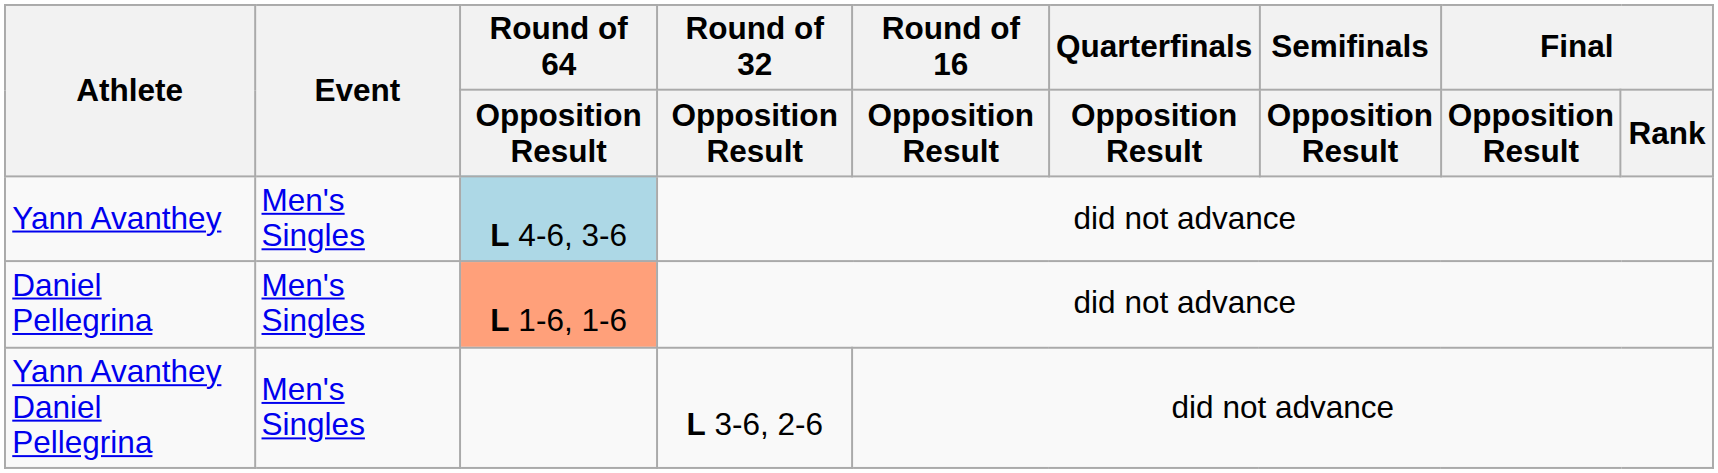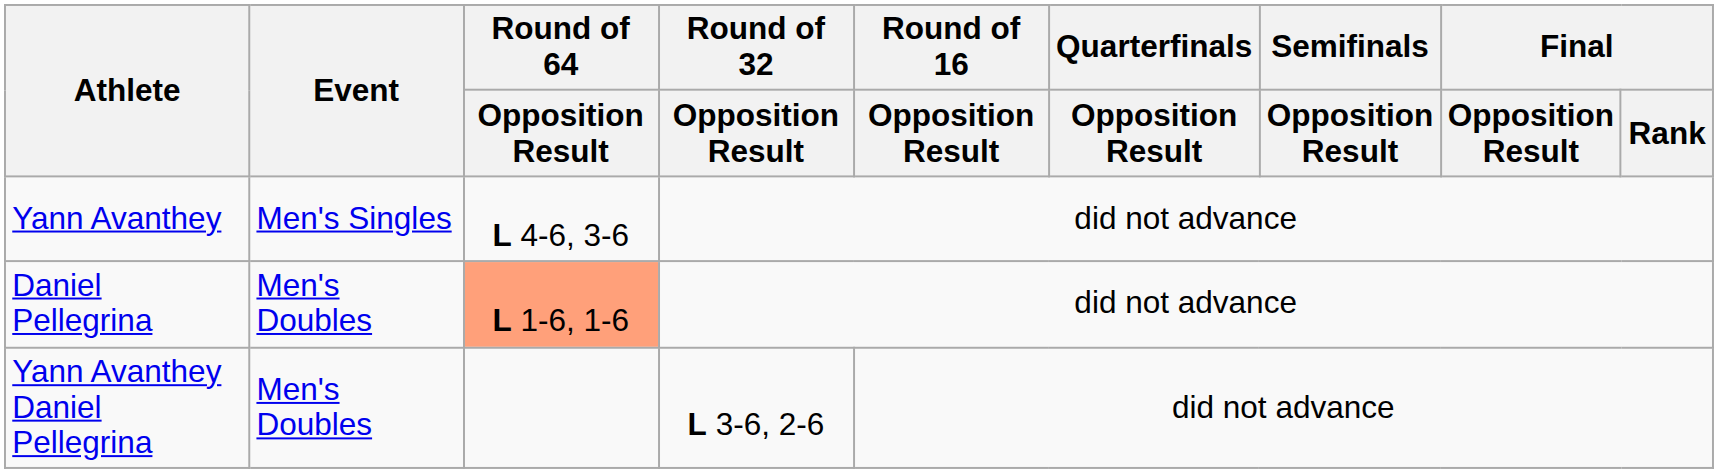(559, 235) lightblue background -> (561, 235) no background
(313, 303) Men's Singles -> (314, 303) Men's Doubles
(313, 406) Men's Singles -> (314, 406) Men's Doubles
